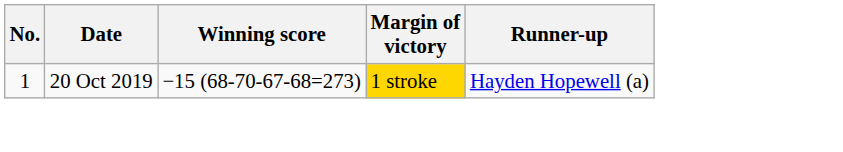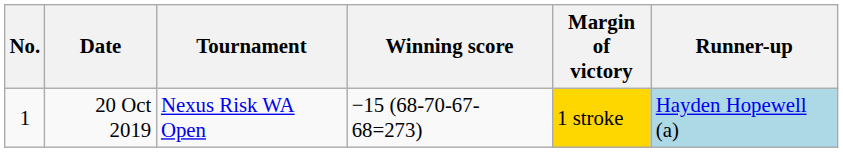+ column: (251, 46)
(559, 80) no background -> (731, 117) lightblue background
